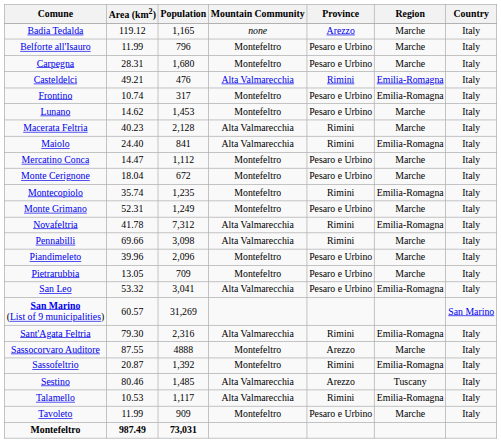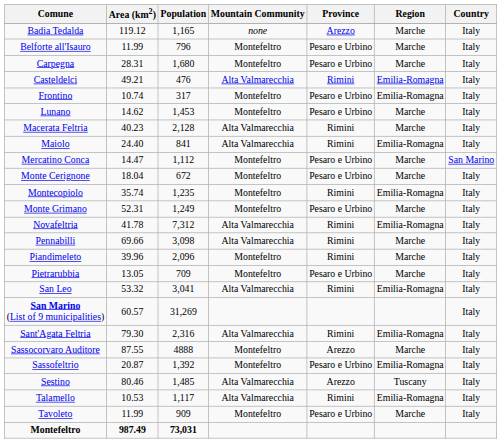(471, 160) Italy -> (471, 160) San Marino
(341, 257) Pesaro e Urbino -> (341, 257) Rimini
(341, 290) Pesaro e Urbino -> (341, 290) Rimini
(471, 312) San Marino -> (471, 312) Italy
(341, 366) Rimini -> (341, 366) Pesaro e Urbino
